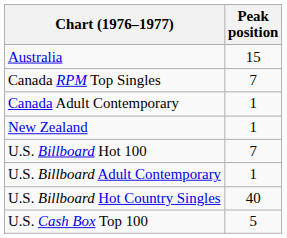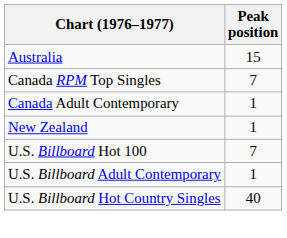- row: (78, 221)
